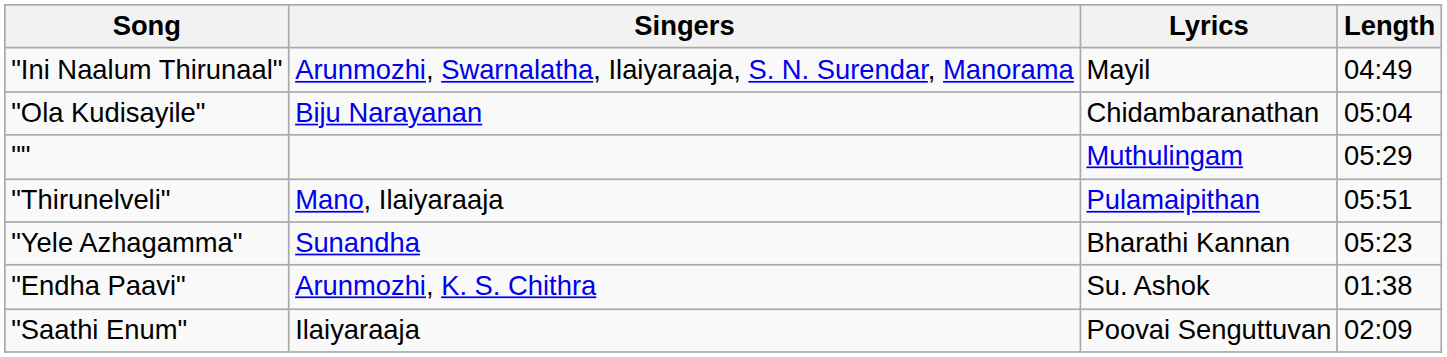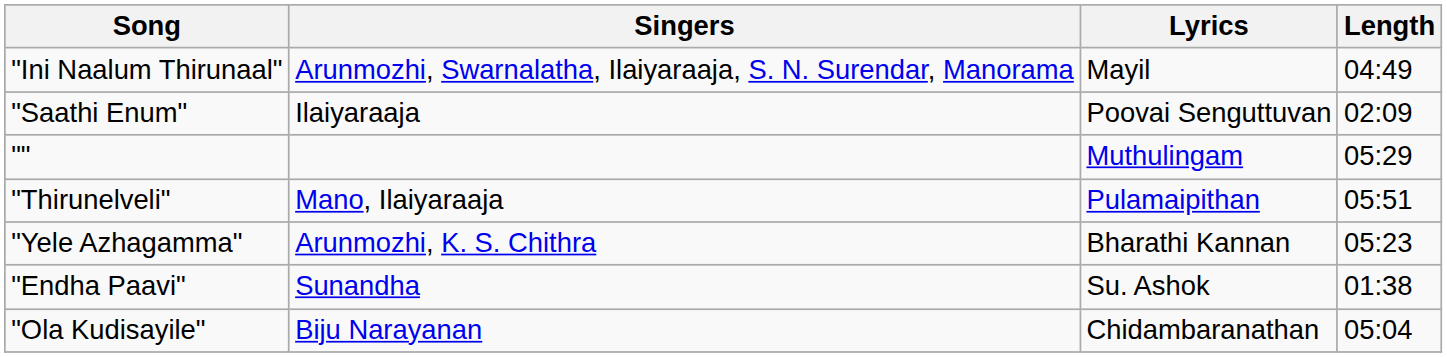rows swapped: (108, 112) <-> (99, 329)
(358, 243) Sunandha -> (446, 243) Arunmozhi, K. S. Chithra
(446, 286) Arunmozhi, K. S. Chithra -> (358, 286) Sunandha
